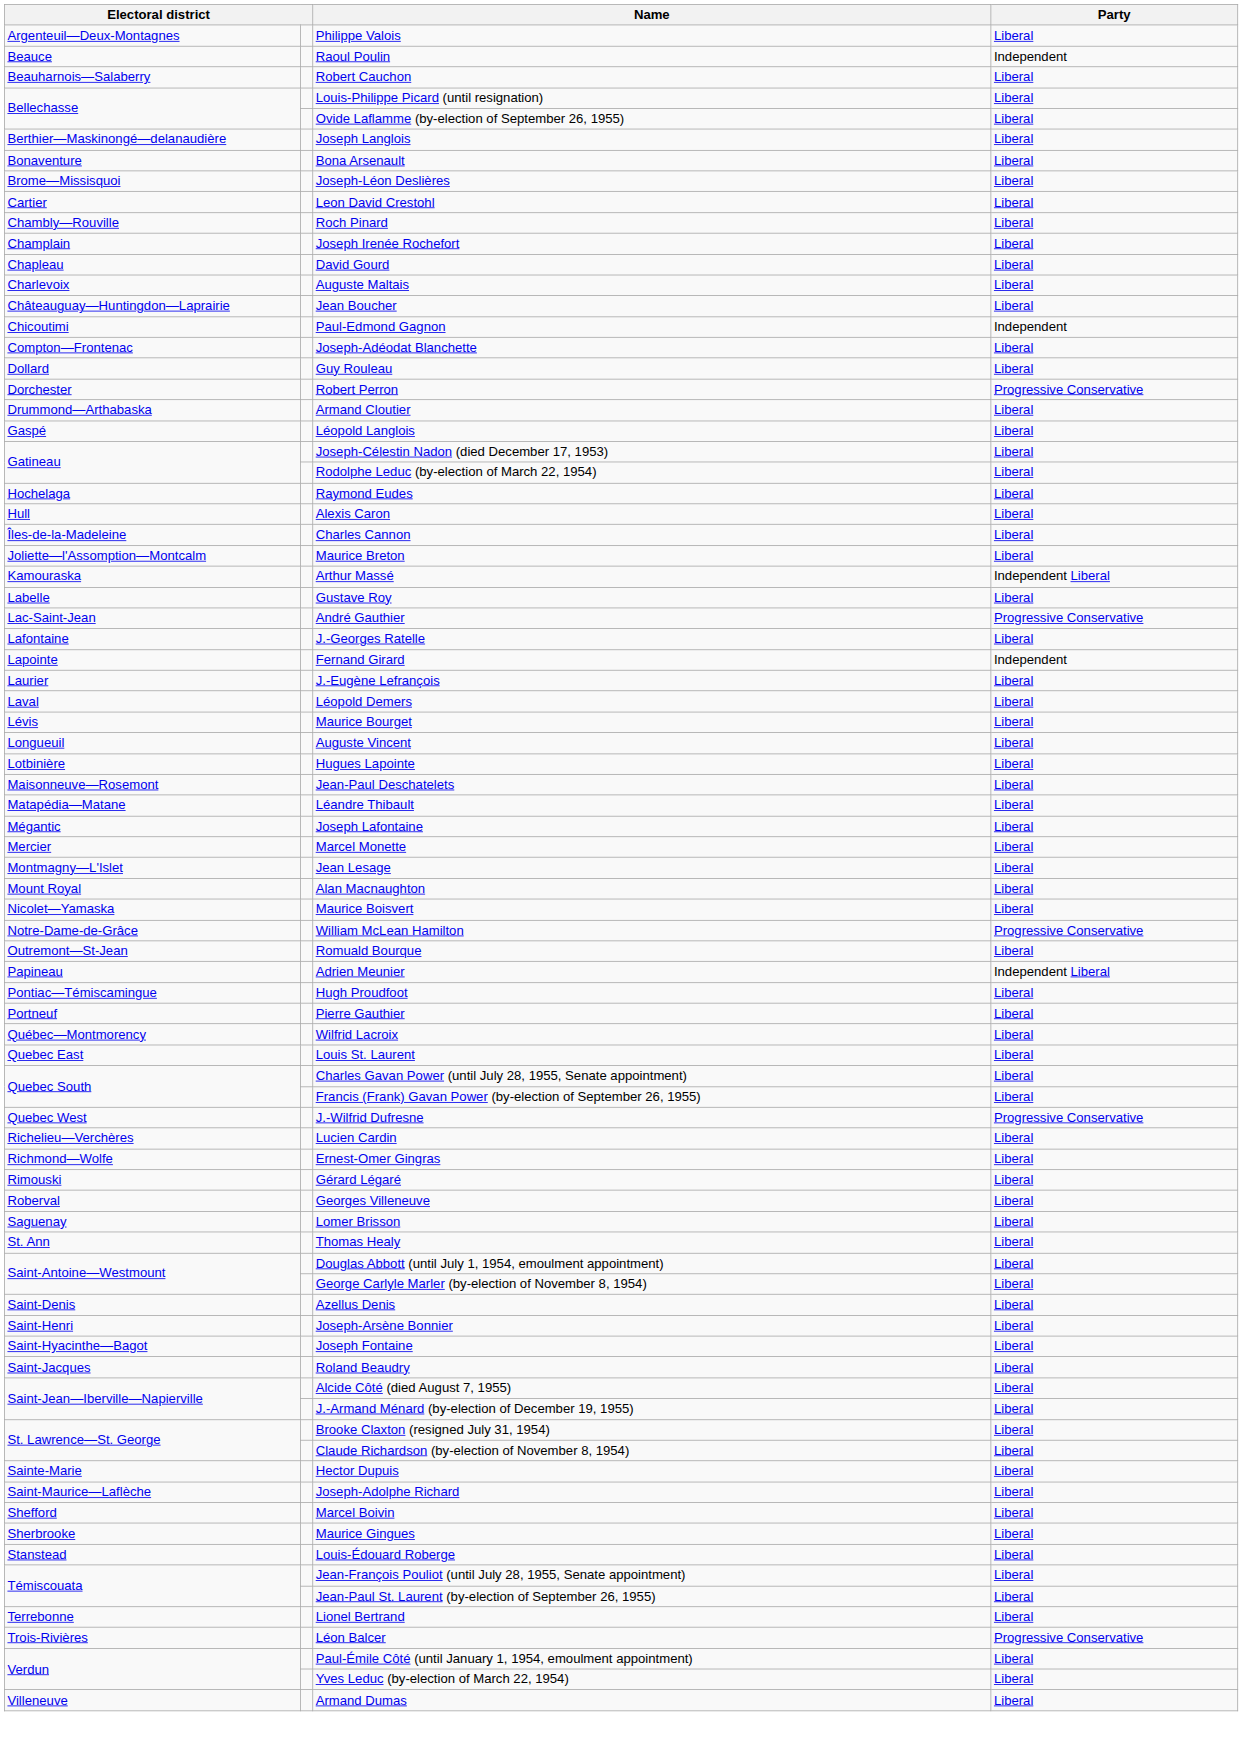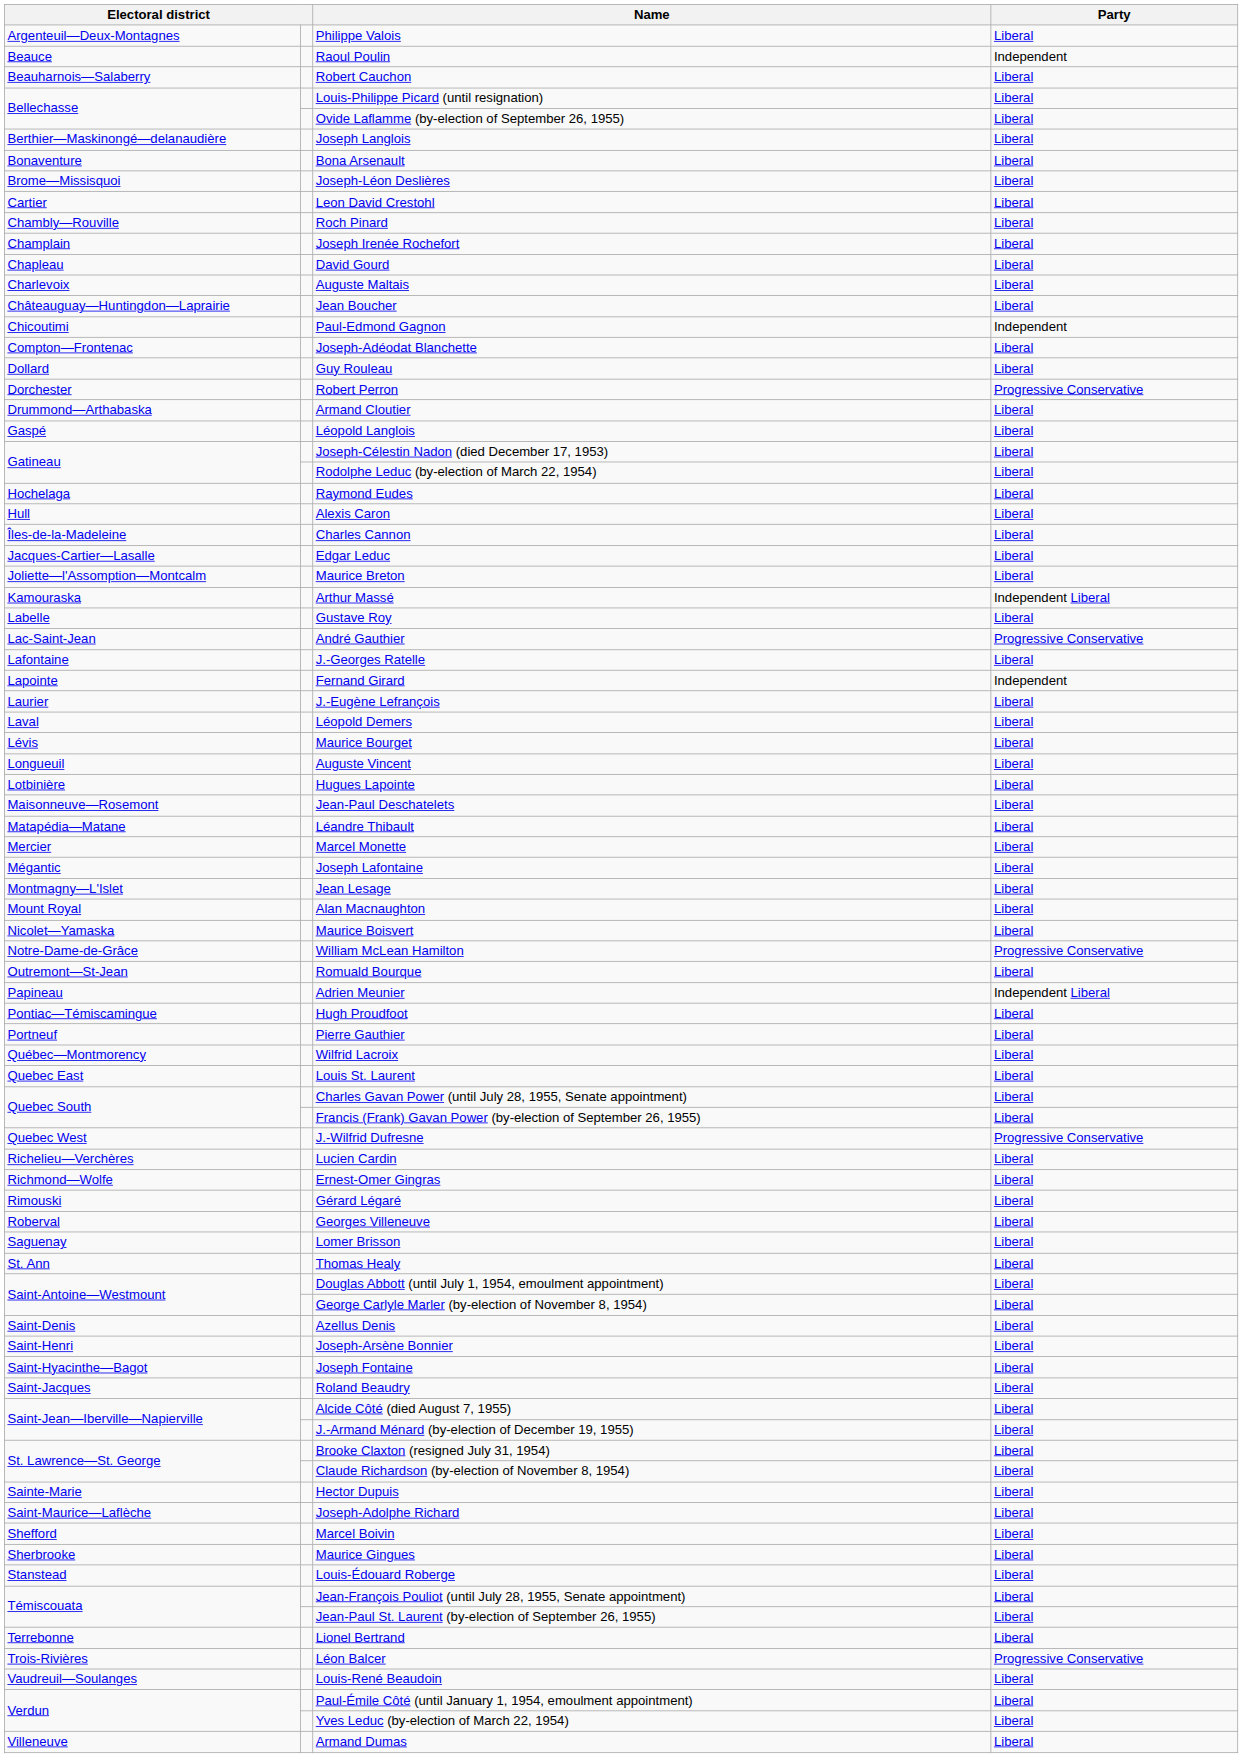+ row: (353, 555)
rows swapped: (369, 826) <-> (361, 847)
+ row: (379, 1679)
